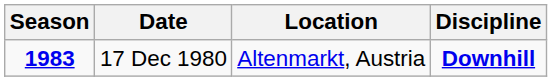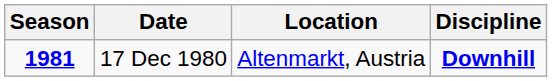(50, 57) 1983 -> (50, 57) 1981
